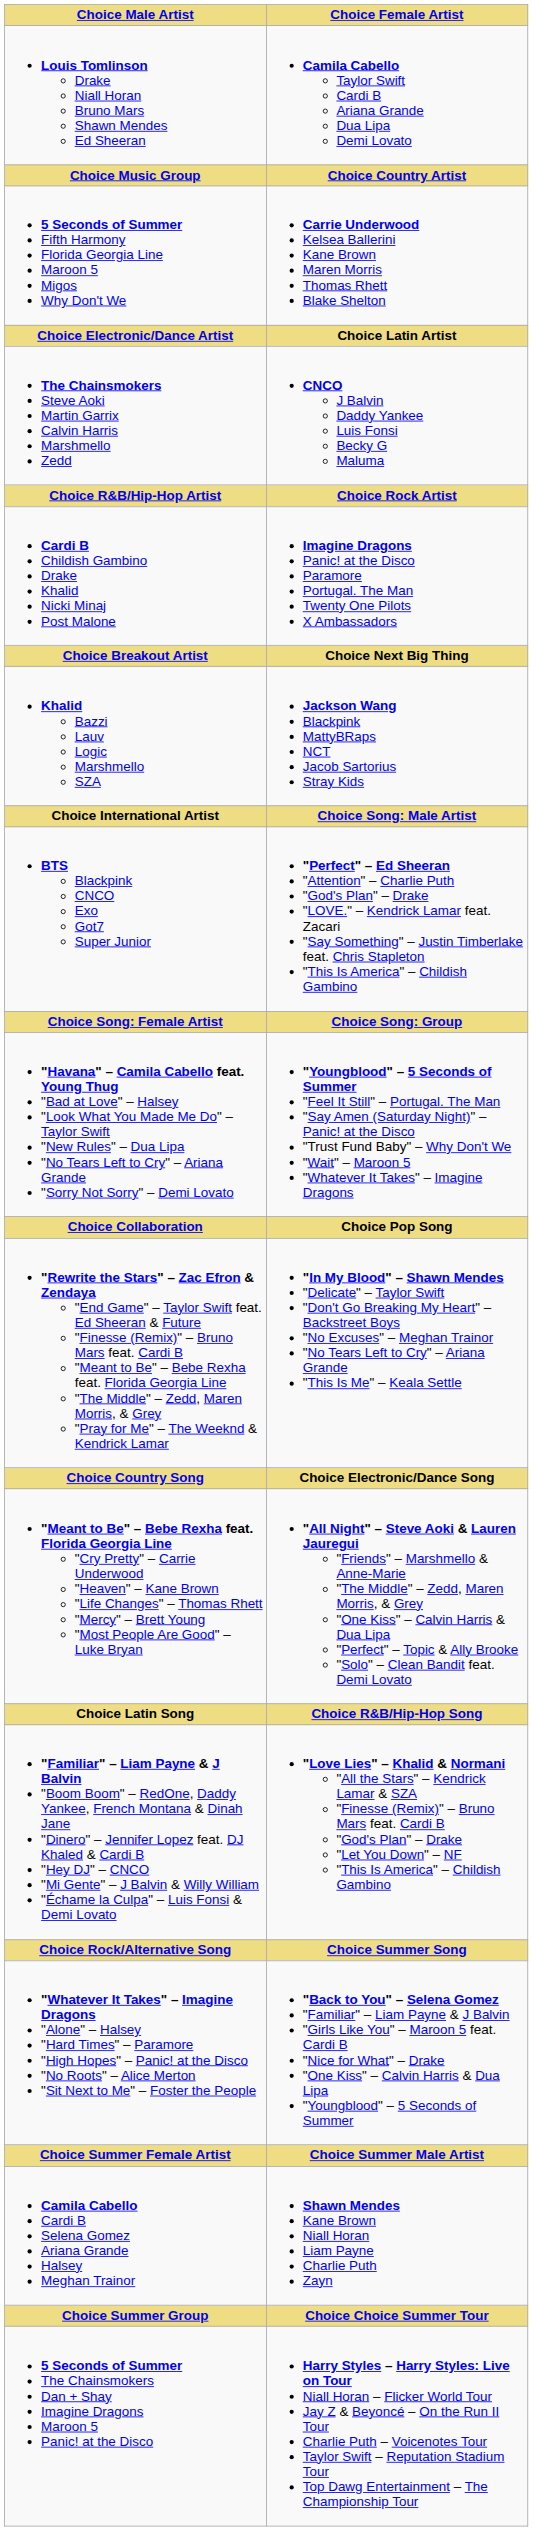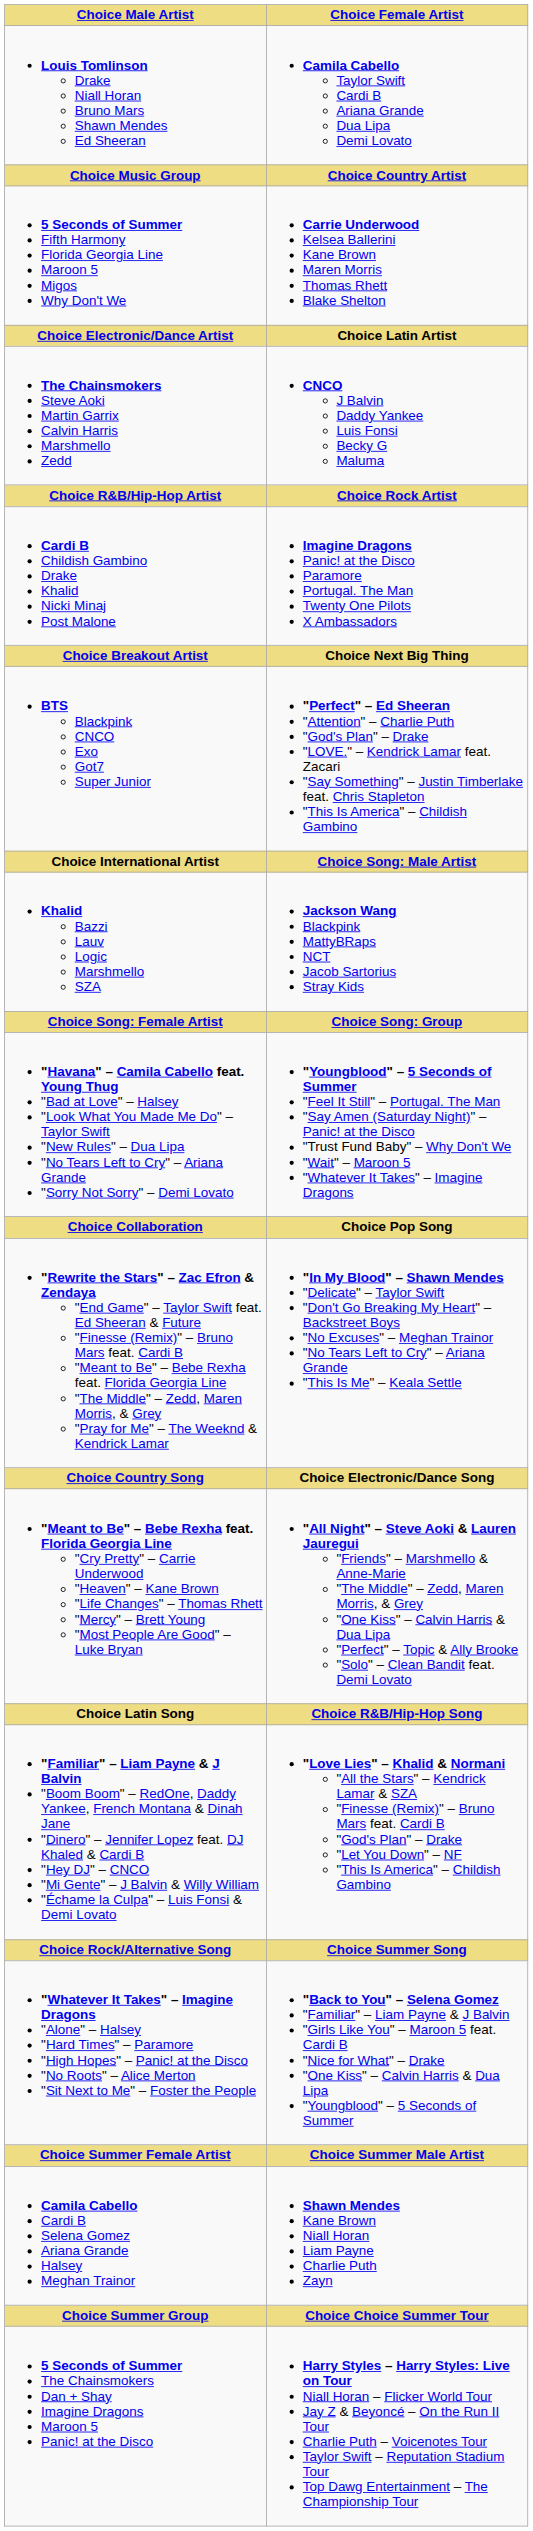rows swapped: (135, 744) <-> (135, 904)
